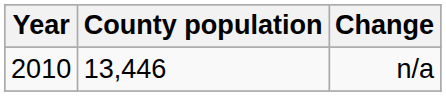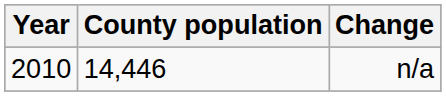(125, 68) 13,446 -> (125, 68) 14,446
